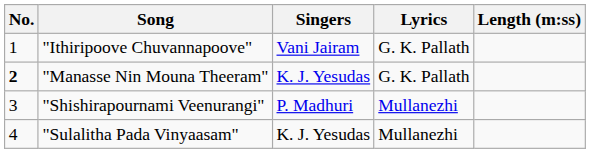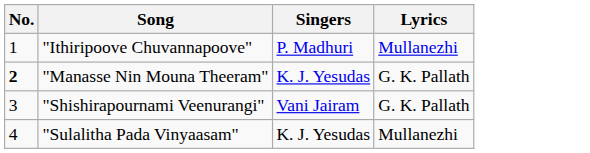- column: (529, 19)
(318, 47) Vani Jairam -> (315, 47) P. Madhuri
(424, 47) G. K. Pallath -> (418, 47) Mullanezhi
(315, 105) P. Madhuri -> (318, 105) Vani Jairam
(418, 105) Mullanezhi -> (424, 105) G. K. Pallath
